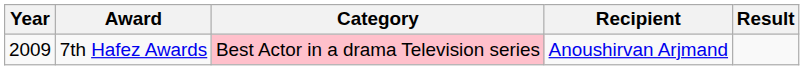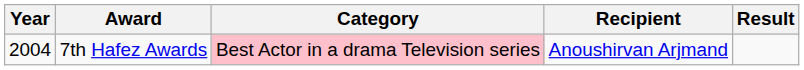(30, 49) 2009 -> (30, 49) 2004
